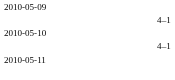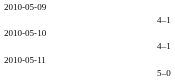+ row: (67, 73)
